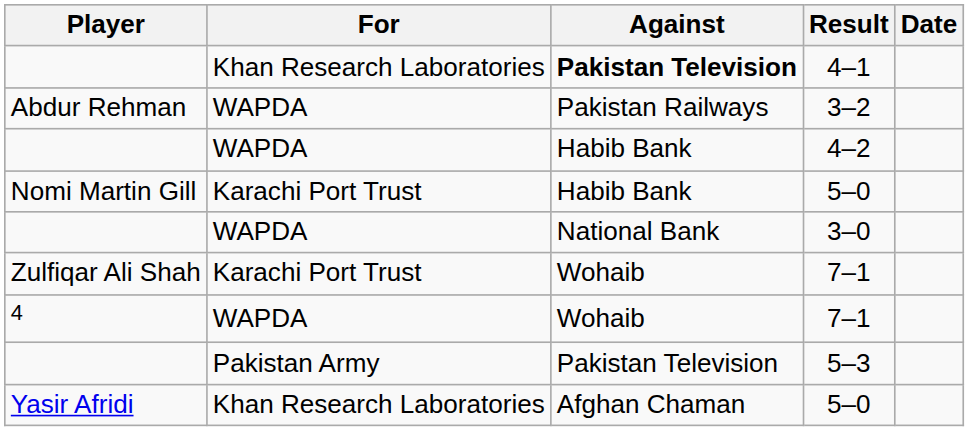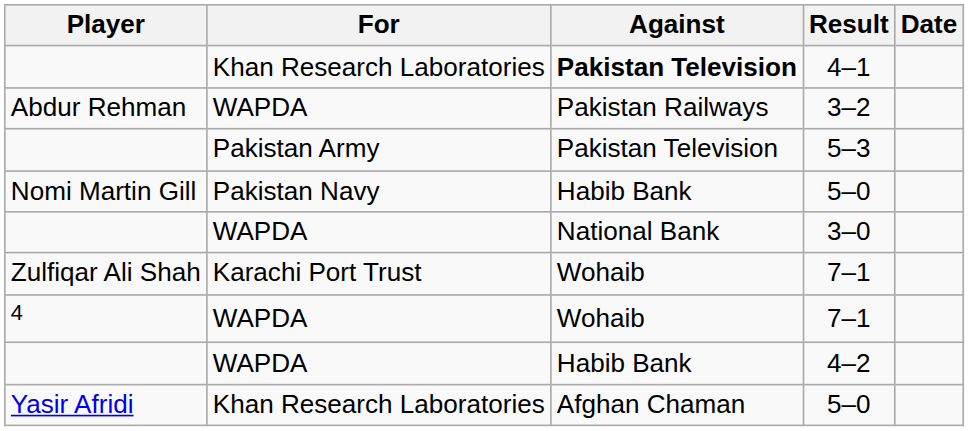rows swapped: (106, 363) <-> (106, 150)
(317, 190) Karachi Port Trust -> (296, 190) Pakistan Navy
